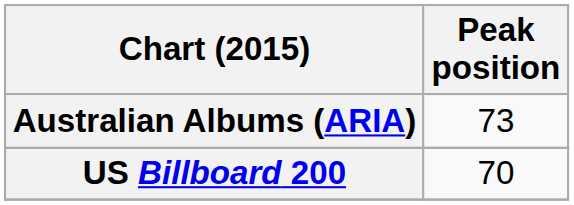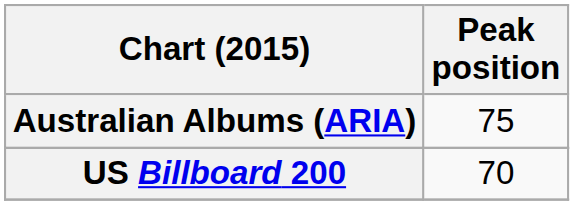(496, 120) 73 -> (496, 120) 75
